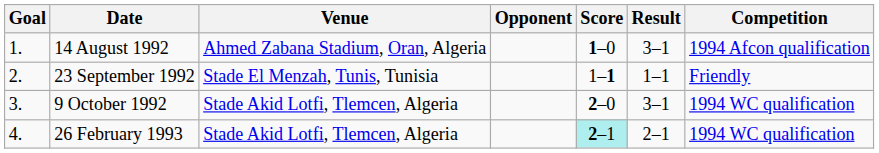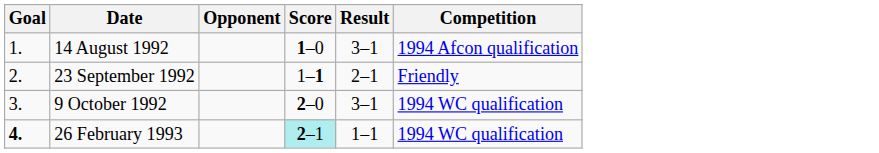- column: (345, 18)
(656, 76) 1–1 -> (365, 76) 2–1
(16, 133) normal -> (16, 133) bold
(656, 133) 2–1 -> (365, 133) 1–1
